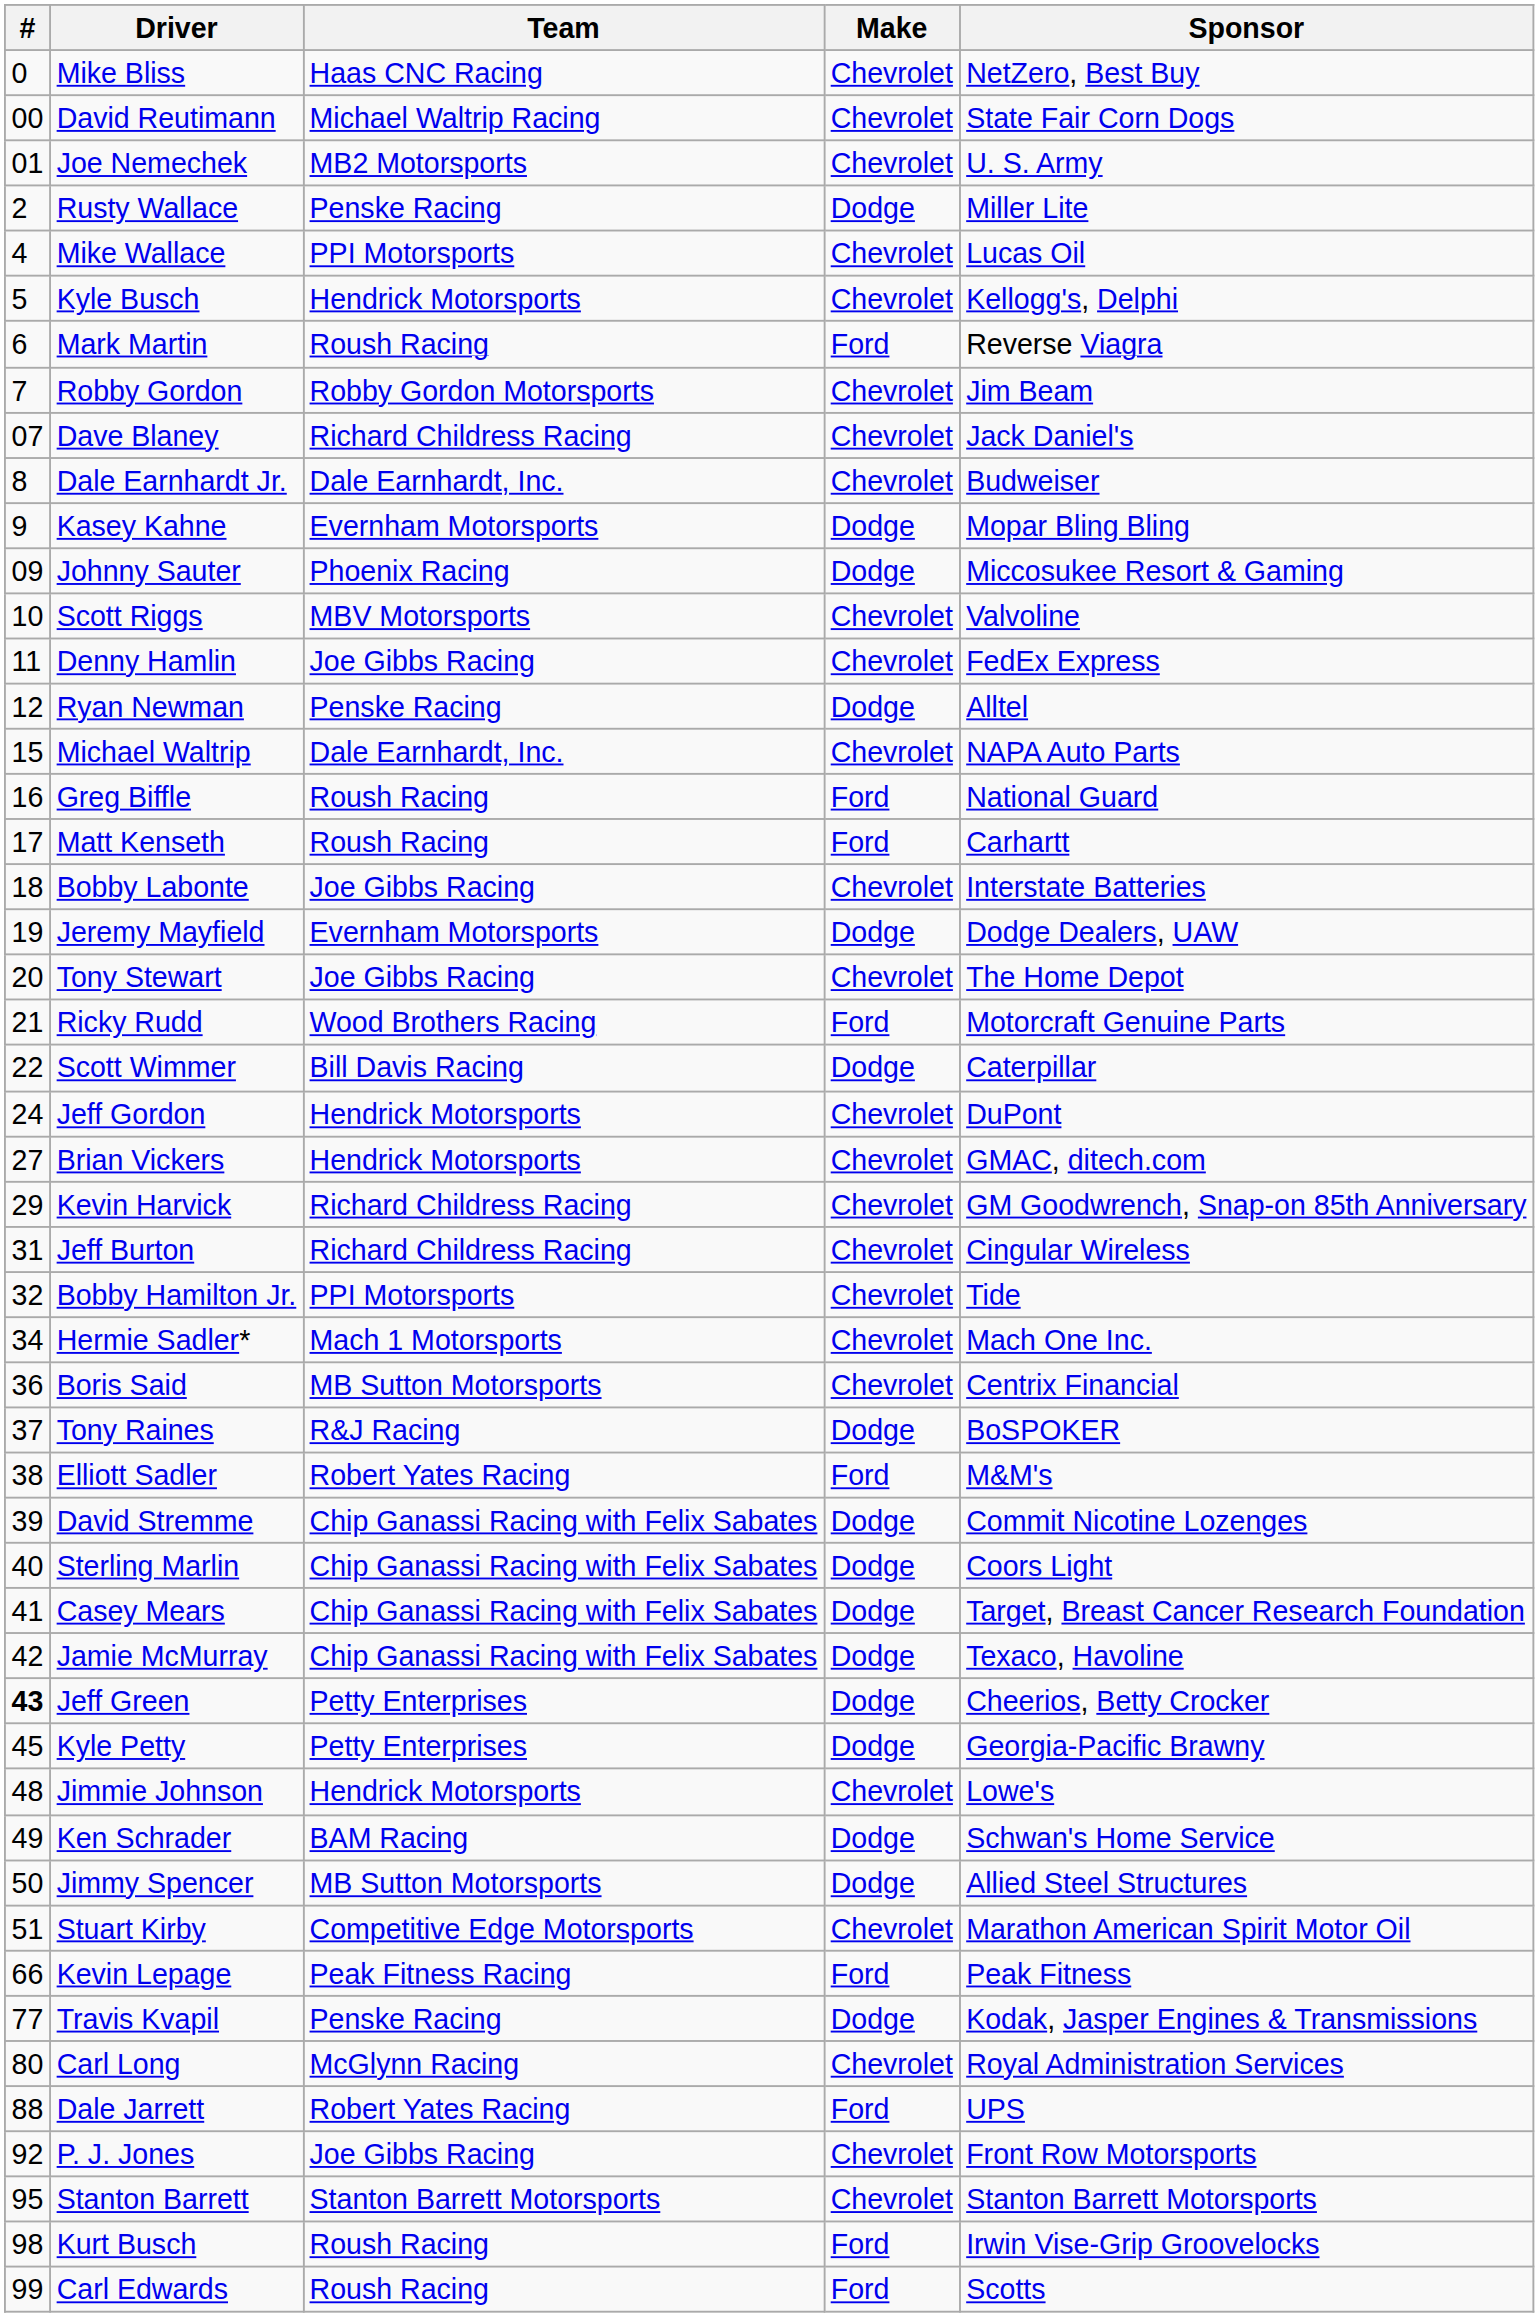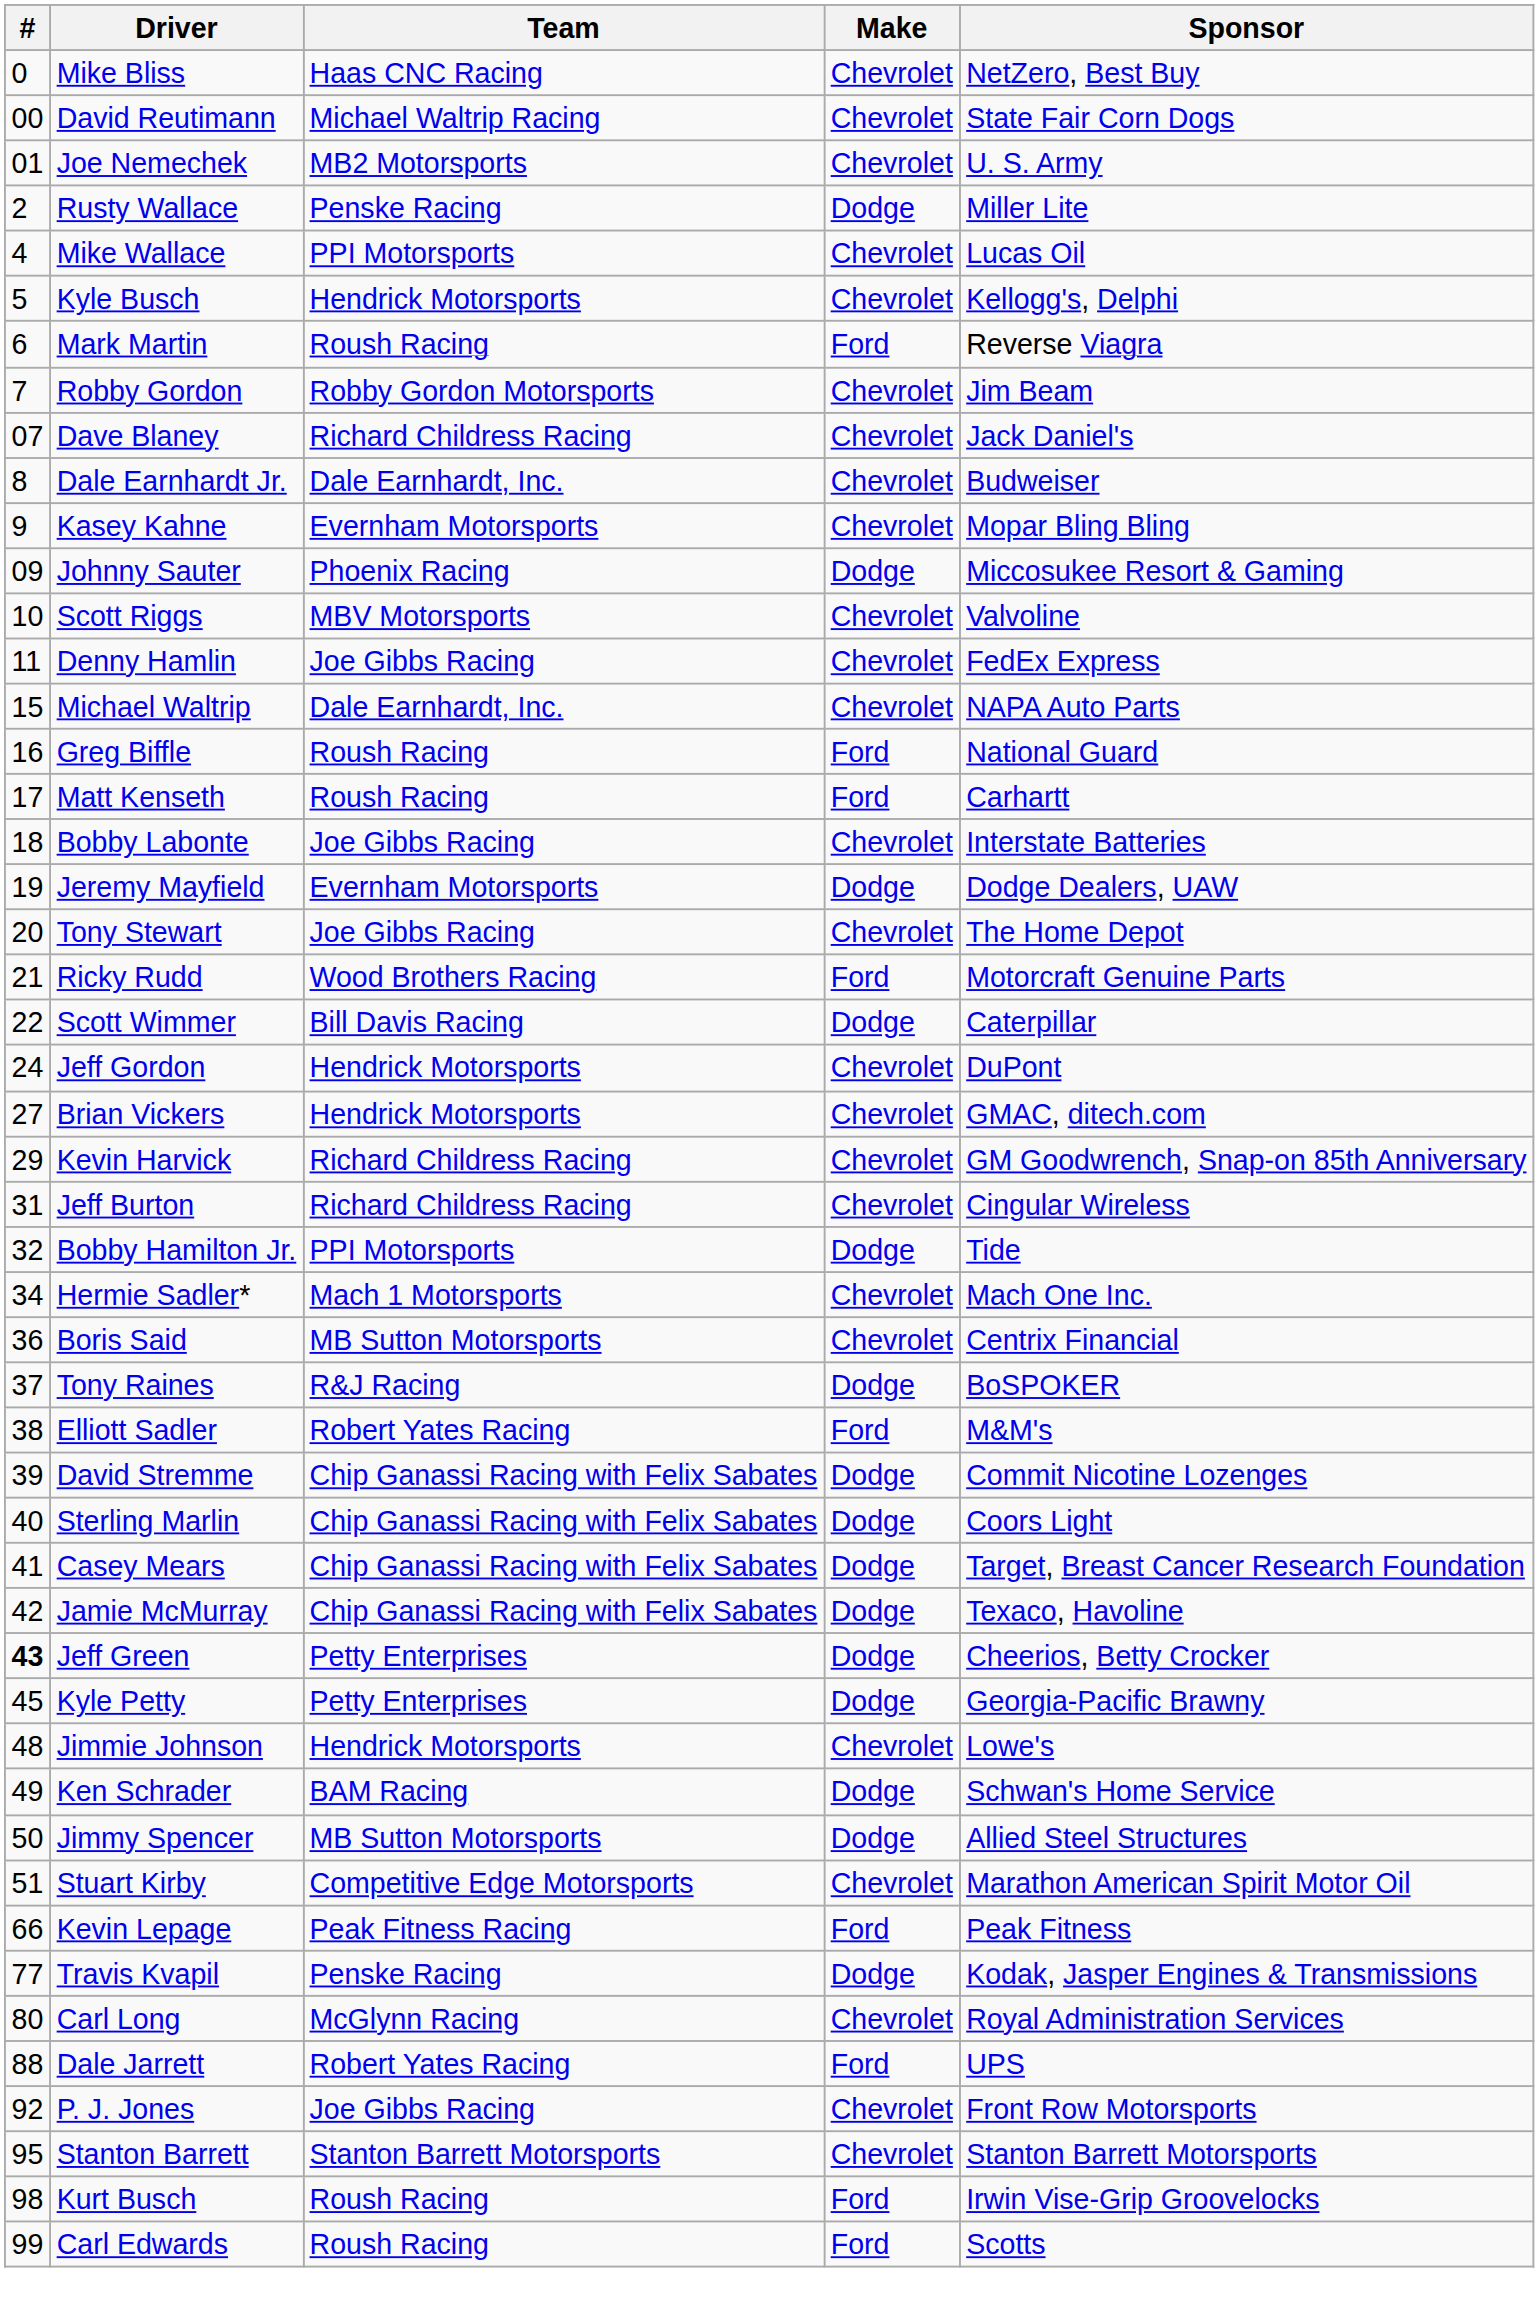(873, 525) Dodge -> (892, 525) Chevrolet
- row: (150, 706)
(892, 1294) Chevrolet -> (873, 1249) Dodge
